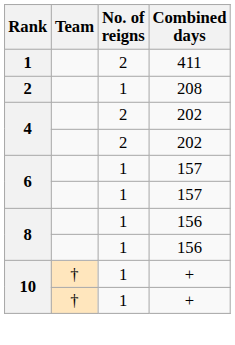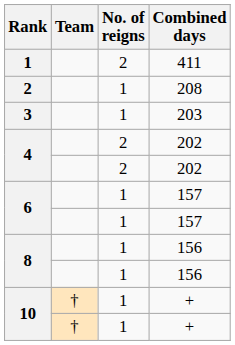+ row: (28, 115)
